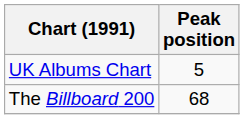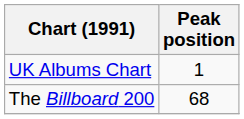(199, 69) 5 -> (199, 69) 1
